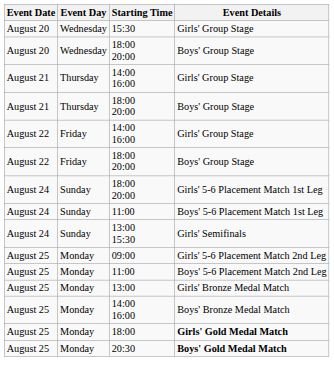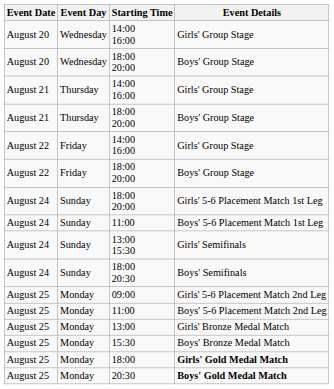(123, 28) 15:30 -> (123, 34) 14:00 16:00
+ row: (28, 272)
(123, 310) 14:00 16:00 -> (123, 343) 15:30
